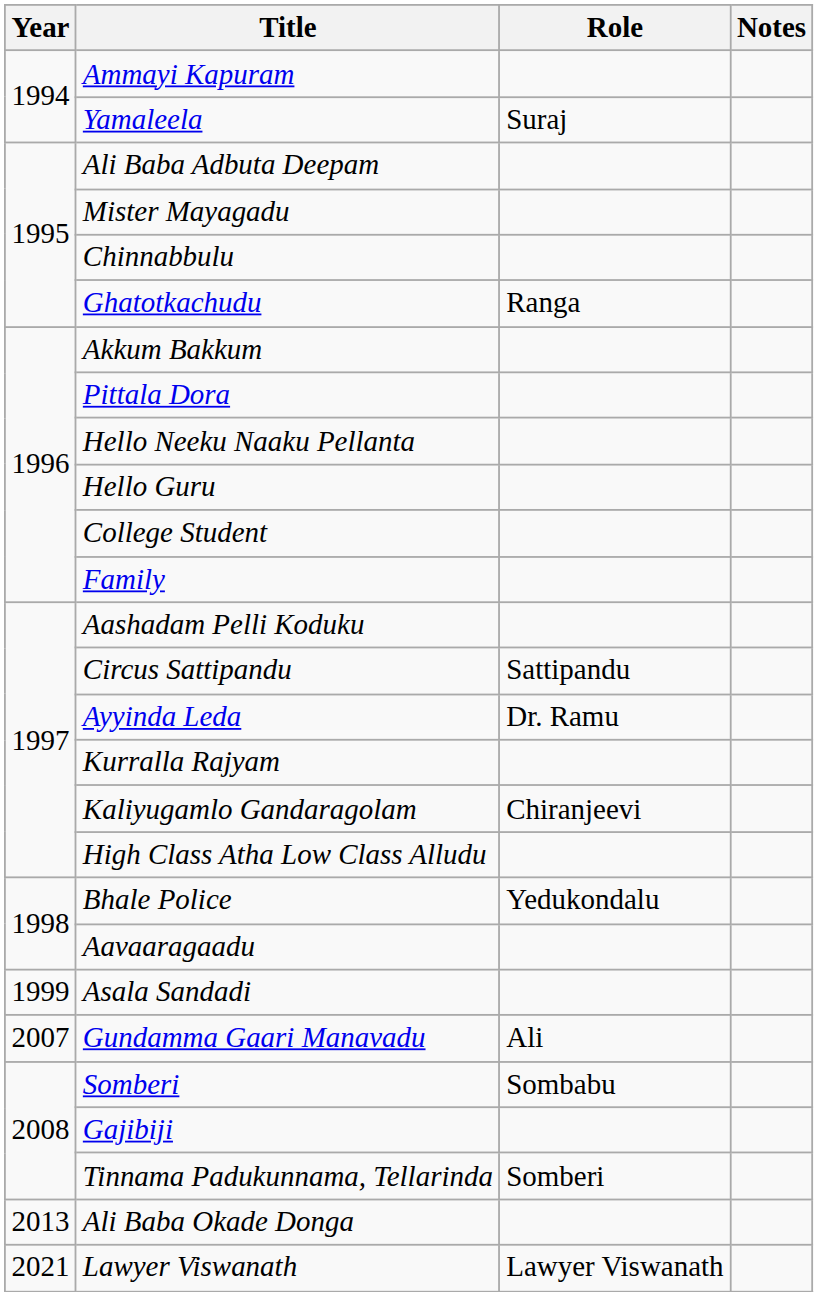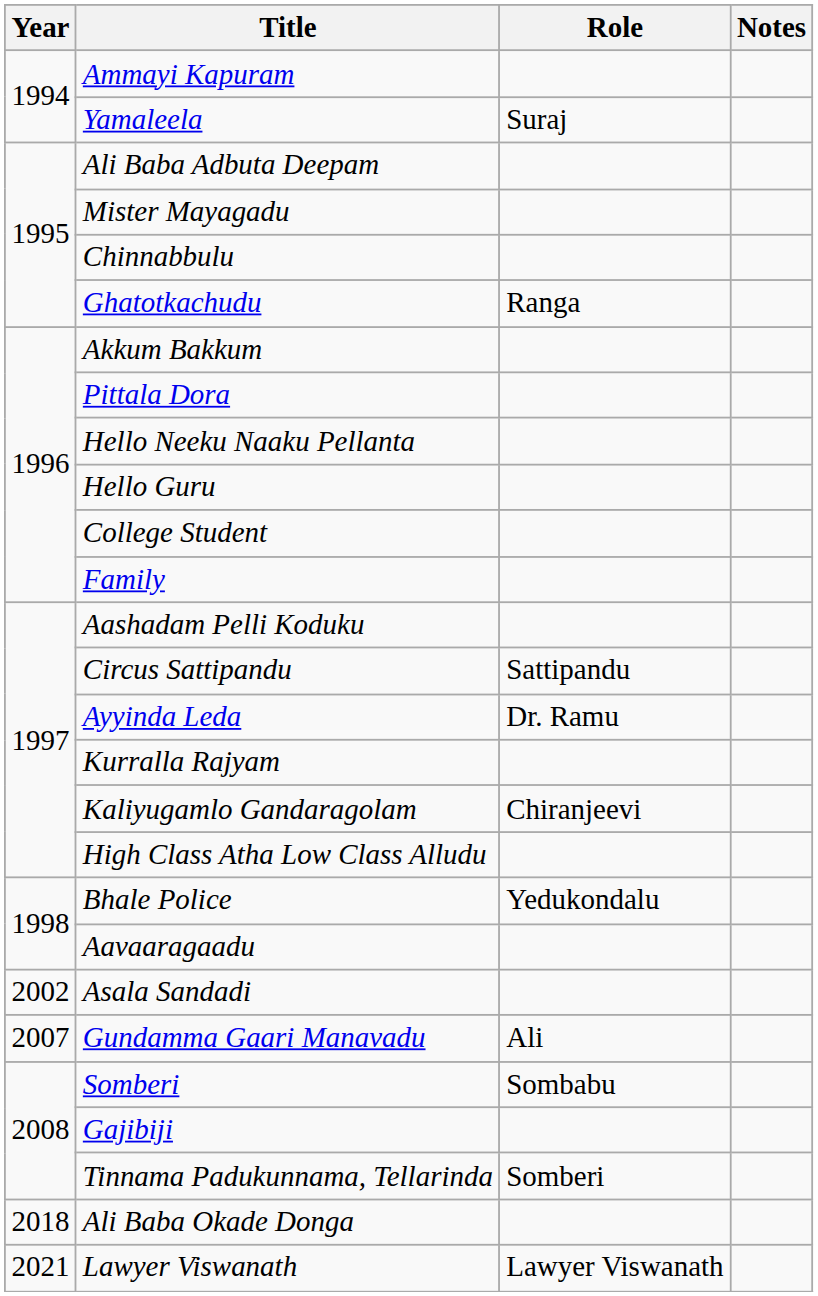(41, 991) 1999 -> (41, 991) 2002
(41, 1221) 2013 -> (41, 1221) 2018
